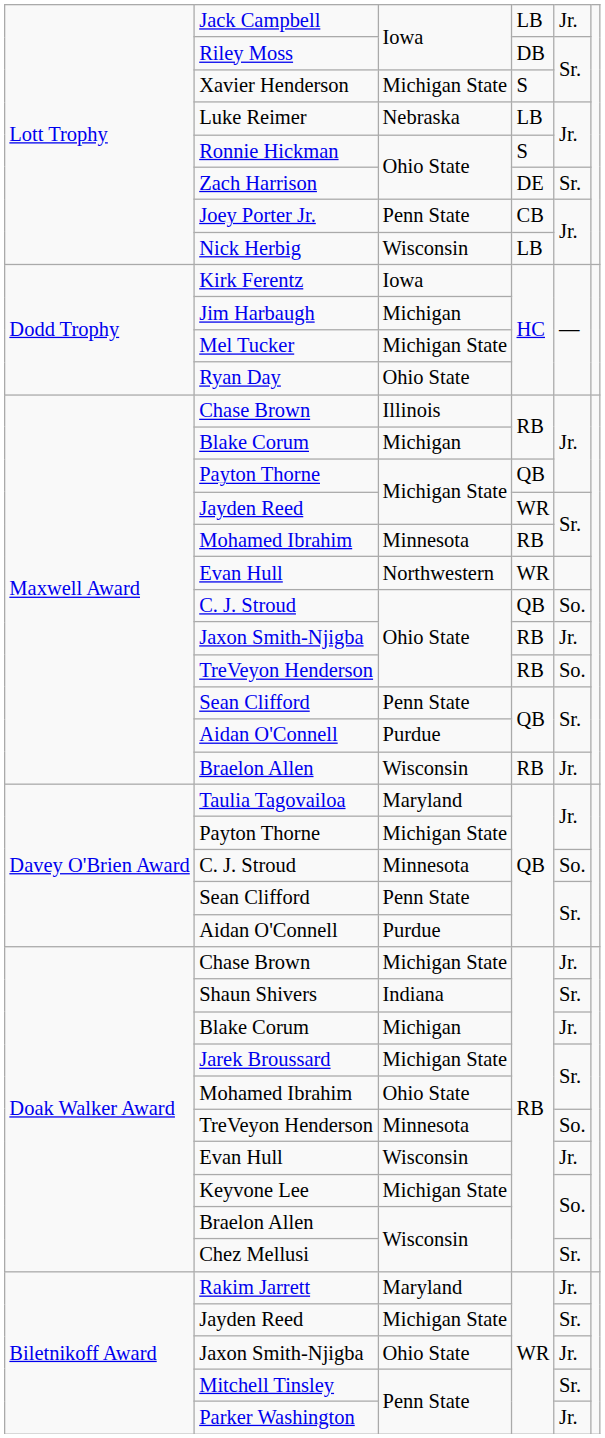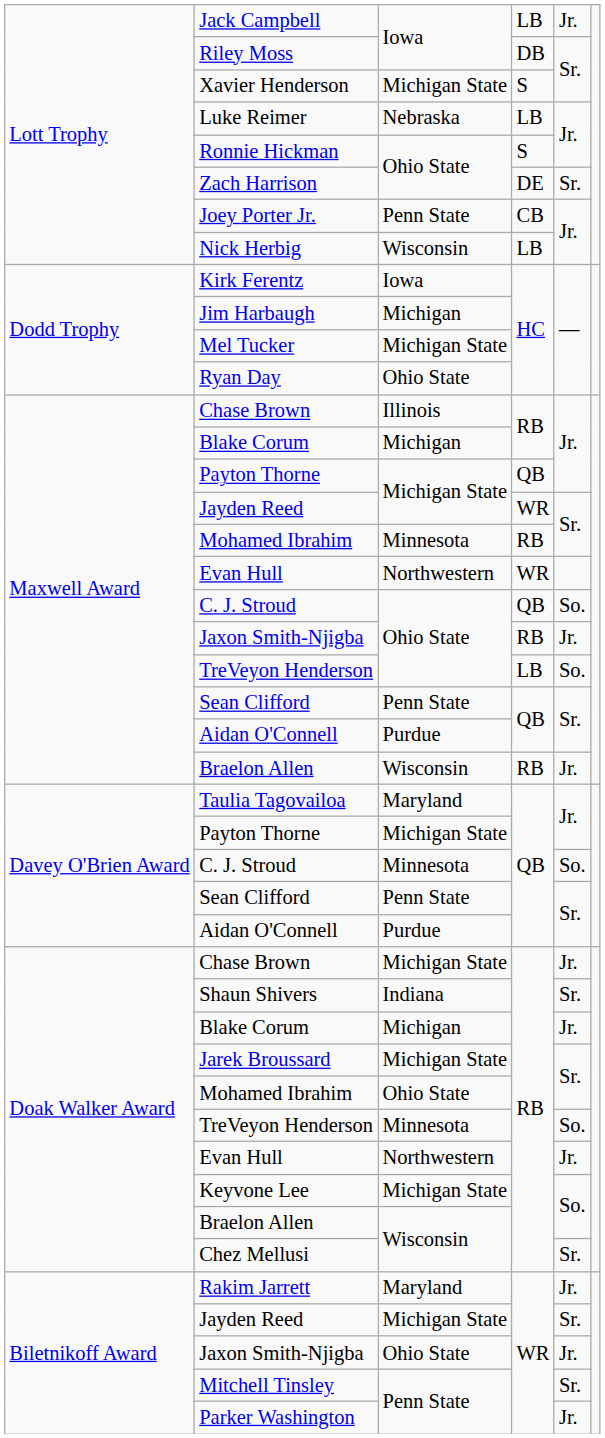(530, 670) RB -> (530, 670) LB
(425, 1157) Wisconsin -> (438, 1157) Northwestern
